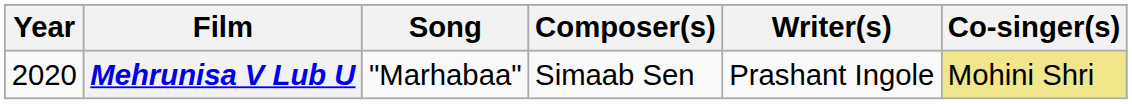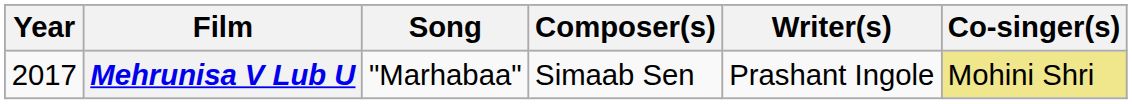(44, 74) 2020 -> (44, 74) 2017
